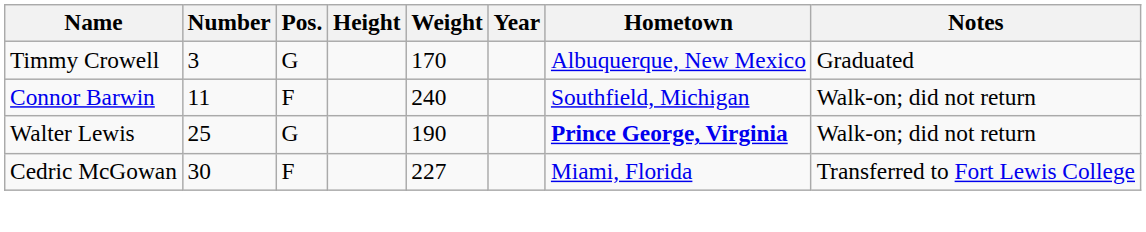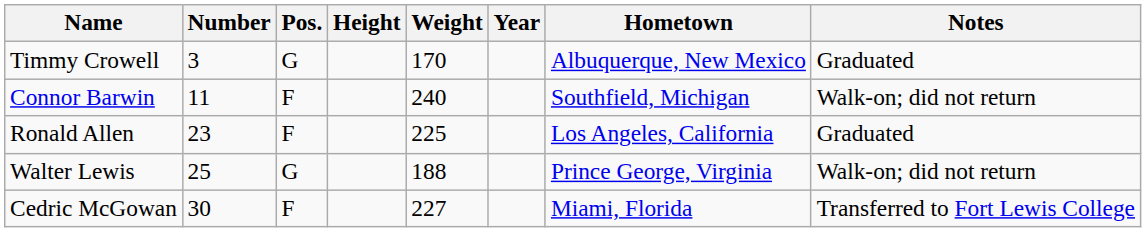+ row: (72, 134)
(429, 134) 190 -> (429, 171) 188
(669, 134) bold -> (661, 171) normal
